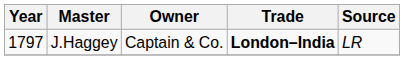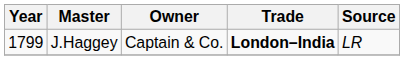(26, 42) 1797 -> (26, 42) 1799
